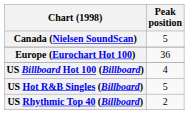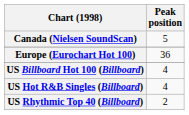(165, 86) 5 -> (165, 86) 4
